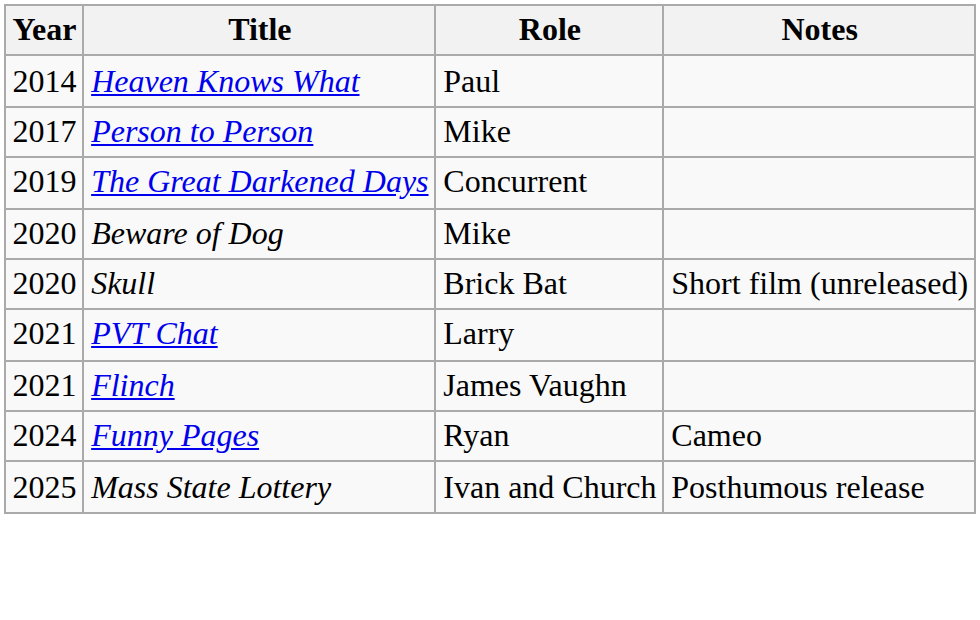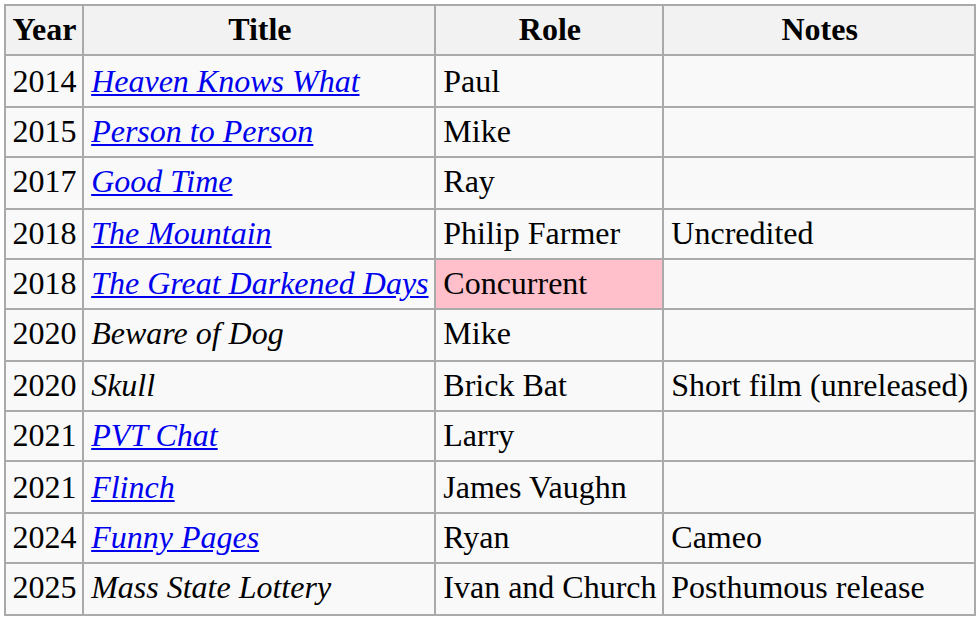(44, 131) 2017 -> (44, 131) 2015
+ row: (162, 182)
+ row: (181, 232)
(44, 182) 2019 -> (44, 283) 2018
(515, 182) no background -> (515, 283) pink background
